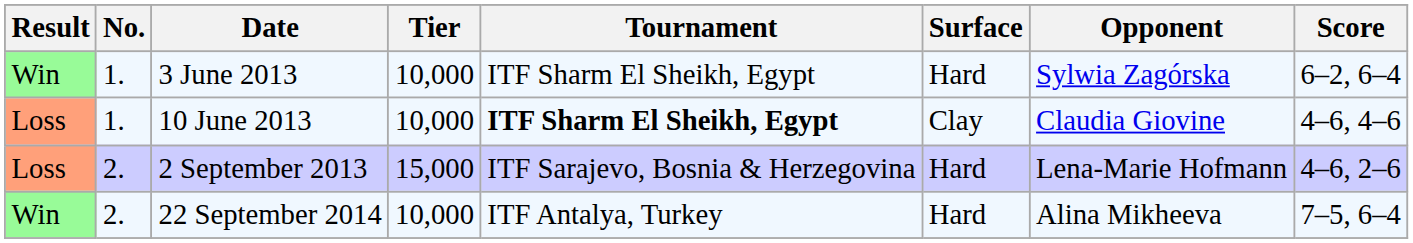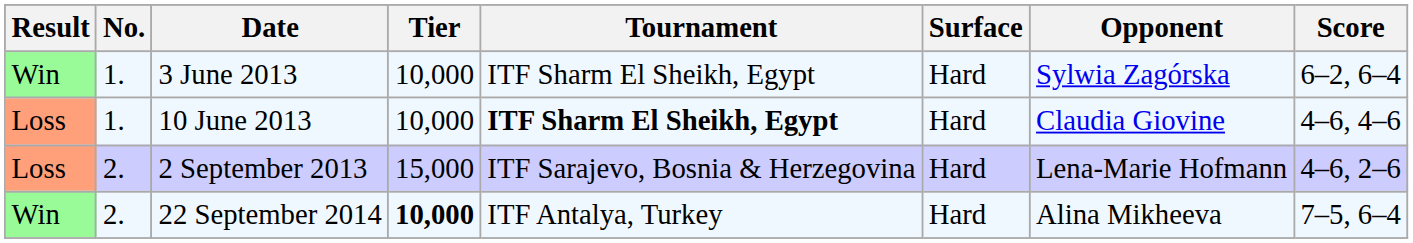(956, 120) Clay -> (957, 120) Hard
(435, 213) normal -> (435, 213) bold
